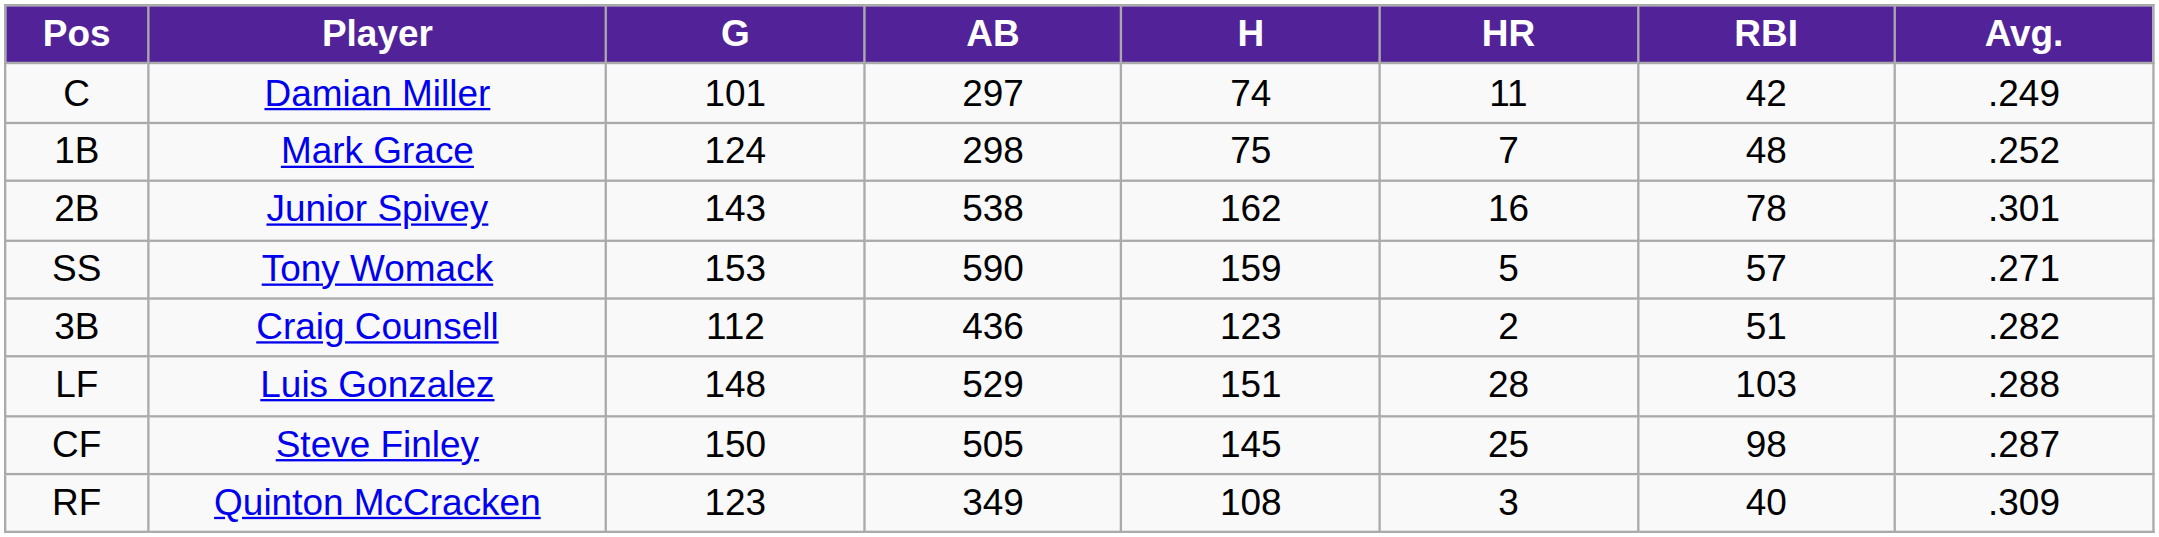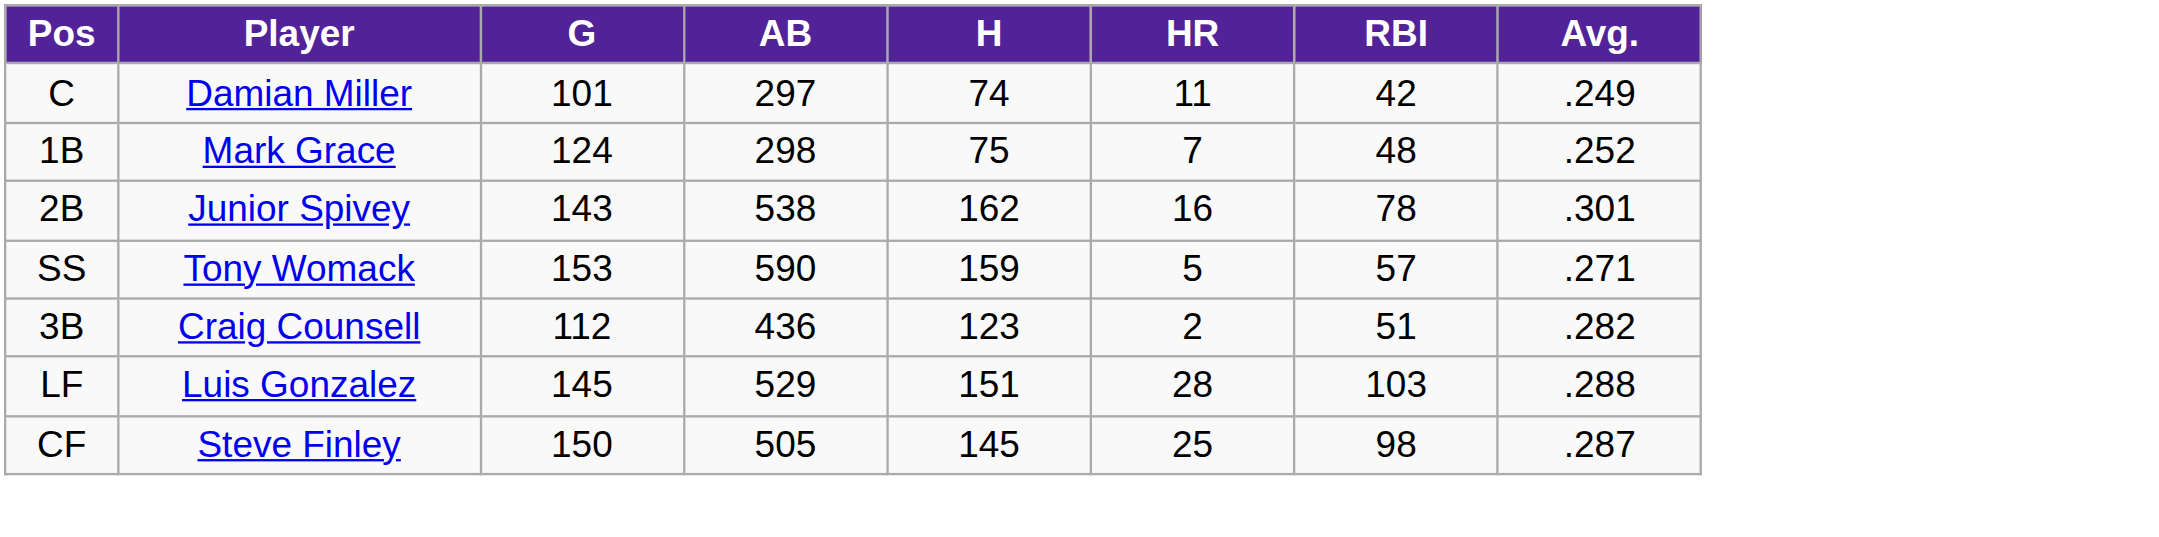(735, 385) 148 -> (582, 385) 145
- row: (77, 502)
